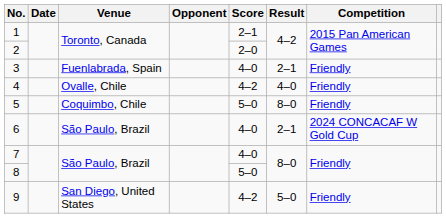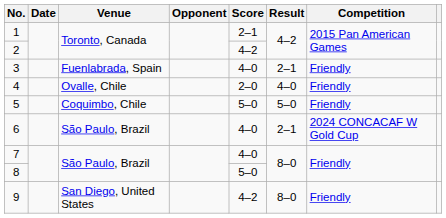(248, 50) 2–0 -> (248, 50) 4–2
(248, 86) 4–2 -> (248, 86) 2–0
(287, 104) 8–0 -> (287, 104) 5–0
(287, 197) 5–0 -> (287, 197) 8–0
